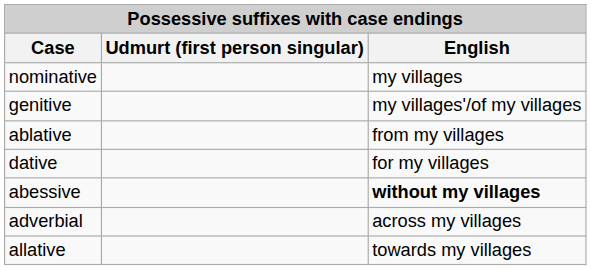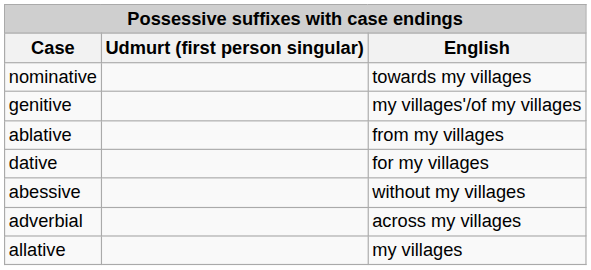(417, 76) my villages -> (452, 76) towards my villages
(456, 192) bold -> (449, 192) normal
(452, 250) towards my villages -> (417, 250) my villages
